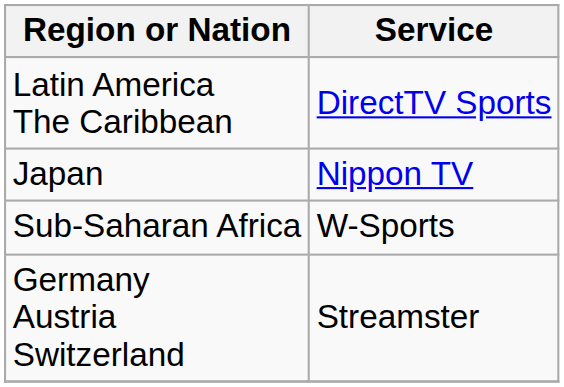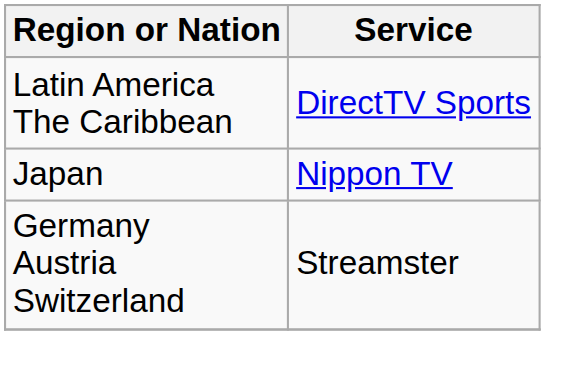- row: (157, 226)
